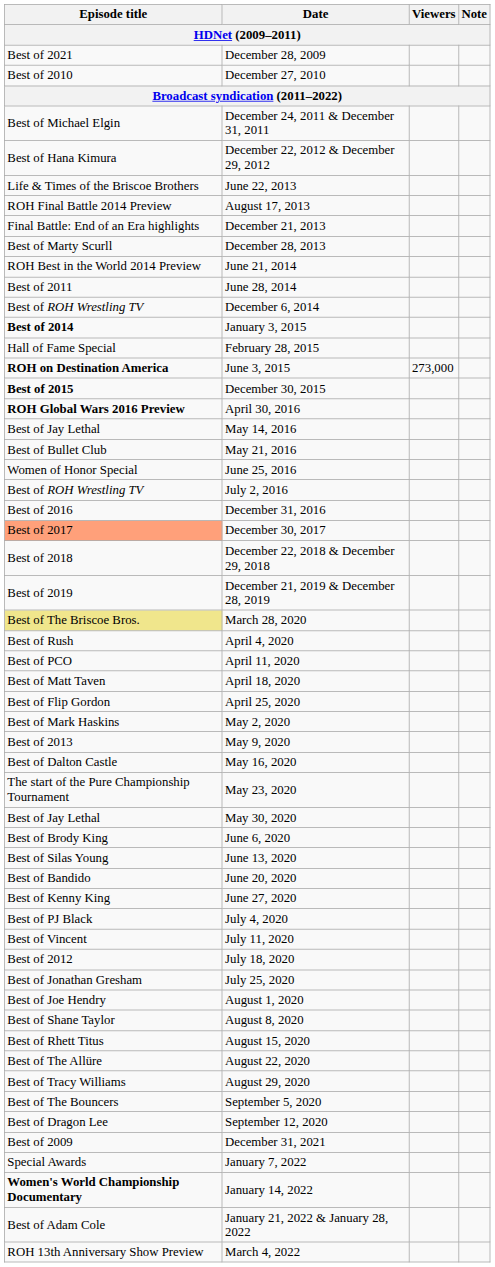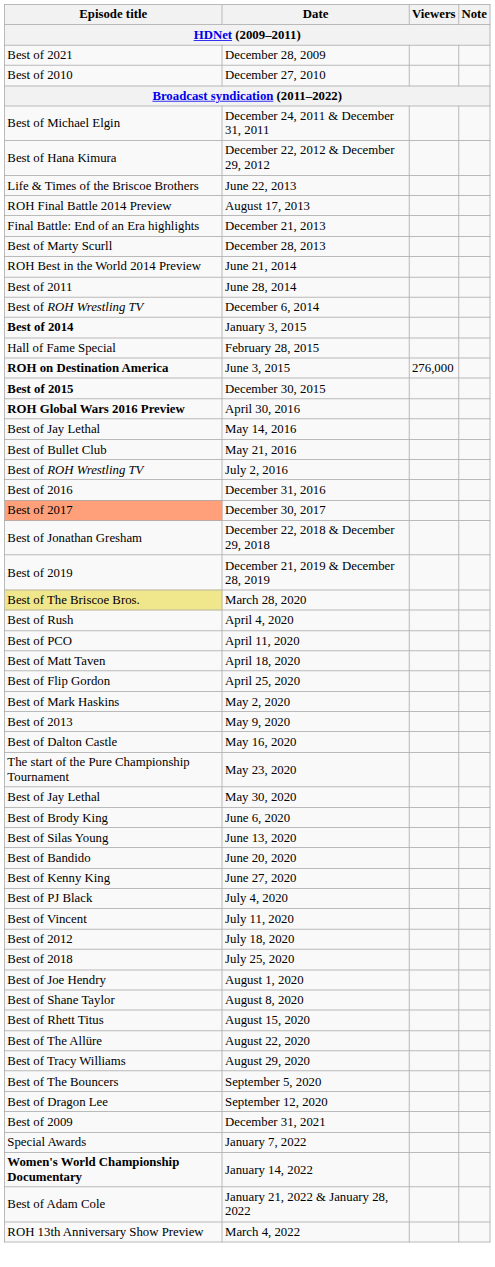(433, 368) 273,000 -> (433, 368) 276,000
- row: (261, 469)
(40, 558) Best of 2018 -> (75, 537) Best of Jonathan Gresham
(75, 979) Best of Jonathan Gresham -> (40, 959) Best of 2018
